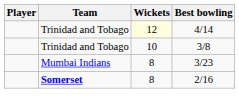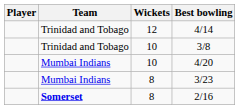(152, 29) lightyellow background -> (152, 29) no background
+ row: (204, 63)
